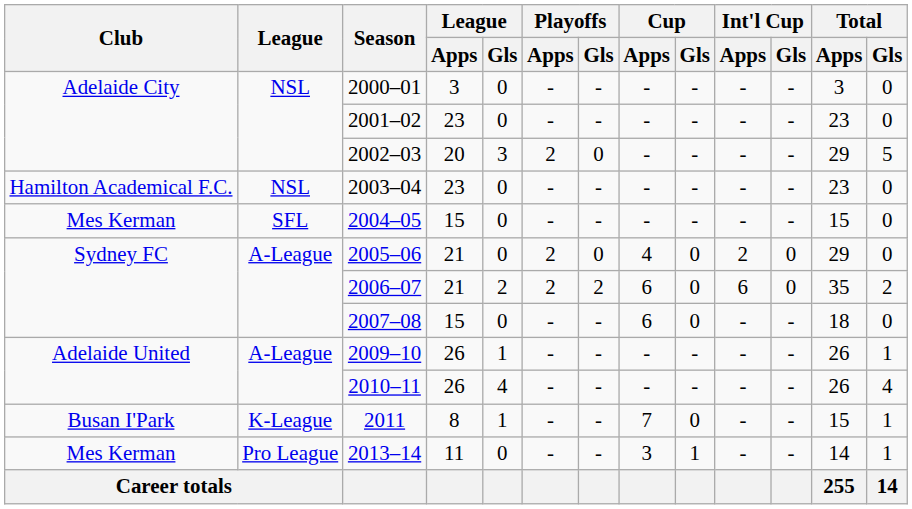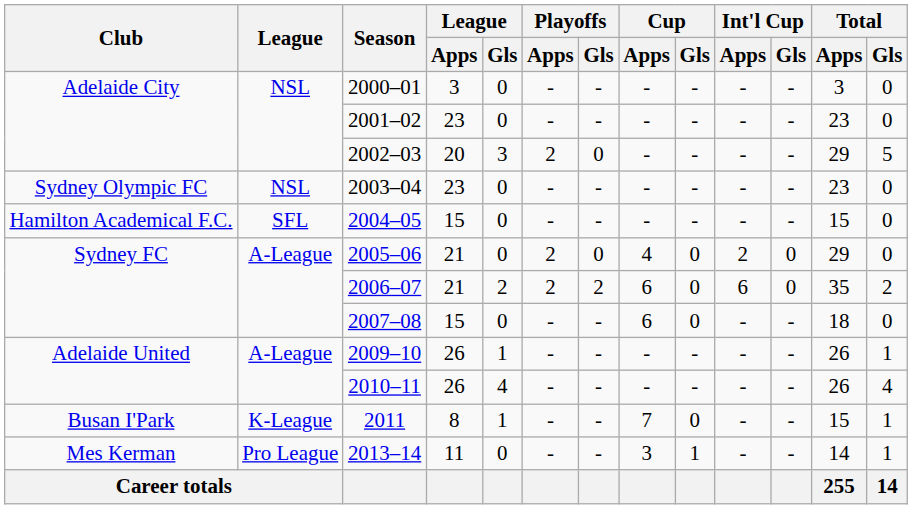(121, 187) Hamilton Academical F.C. -> (121, 187) Sydney Olympic FC
(121, 220) Mes Kerman -> (121, 220) Hamilton Academical F.C.
